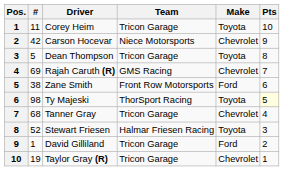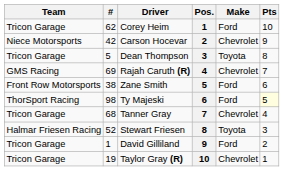columns swapped: (16, 12) <-> (167, 12)
(35, 27) 11 -> (111, 27) 62
(232, 27) Toyota -> (228, 27) Ford
(232, 100) Toyota -> (228, 100) Ford
